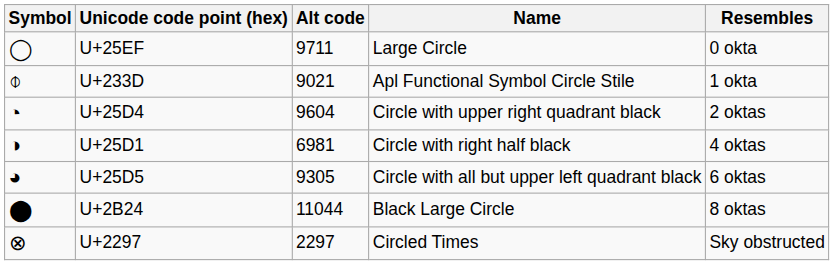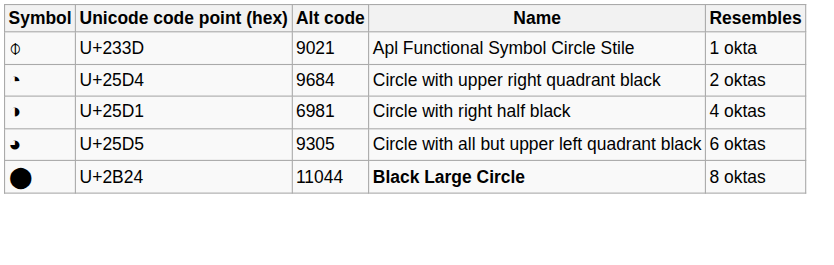- row: (112, 48)
(315, 113) 9604 -> (315, 80) 9684
(444, 209) normal -> (449, 176) bold
- row: (110, 243)
